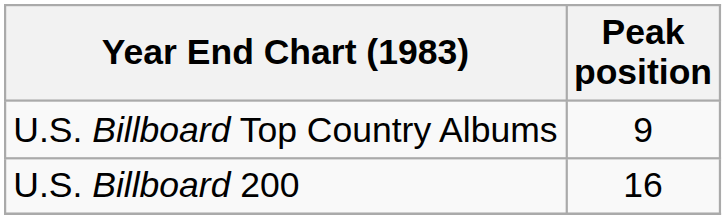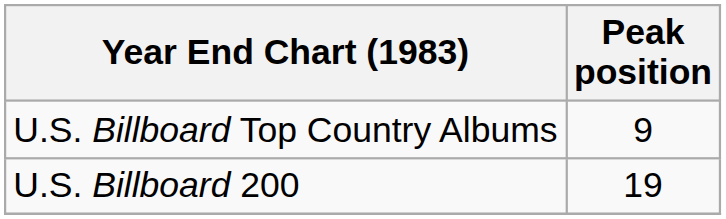(643, 185) 16 -> (643, 185) 19
